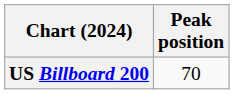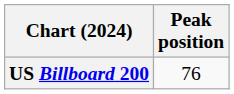(191, 72) 70 -> (191, 72) 76
